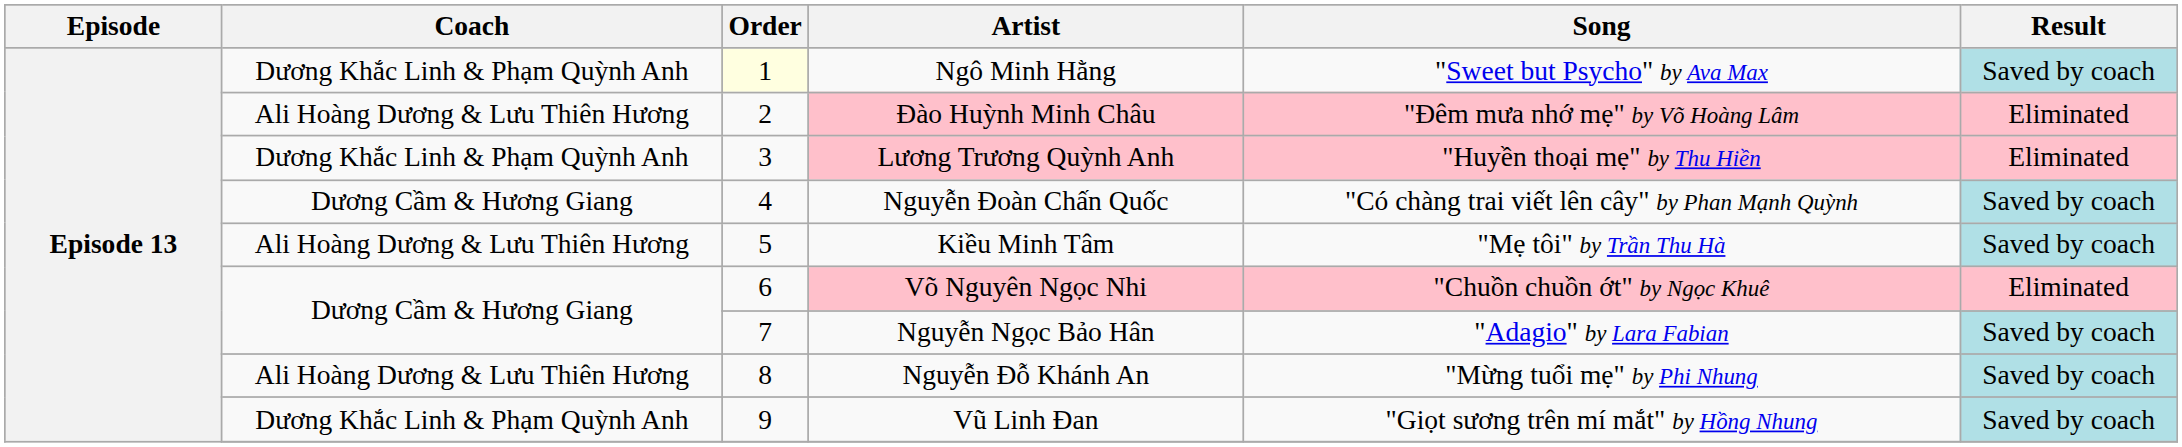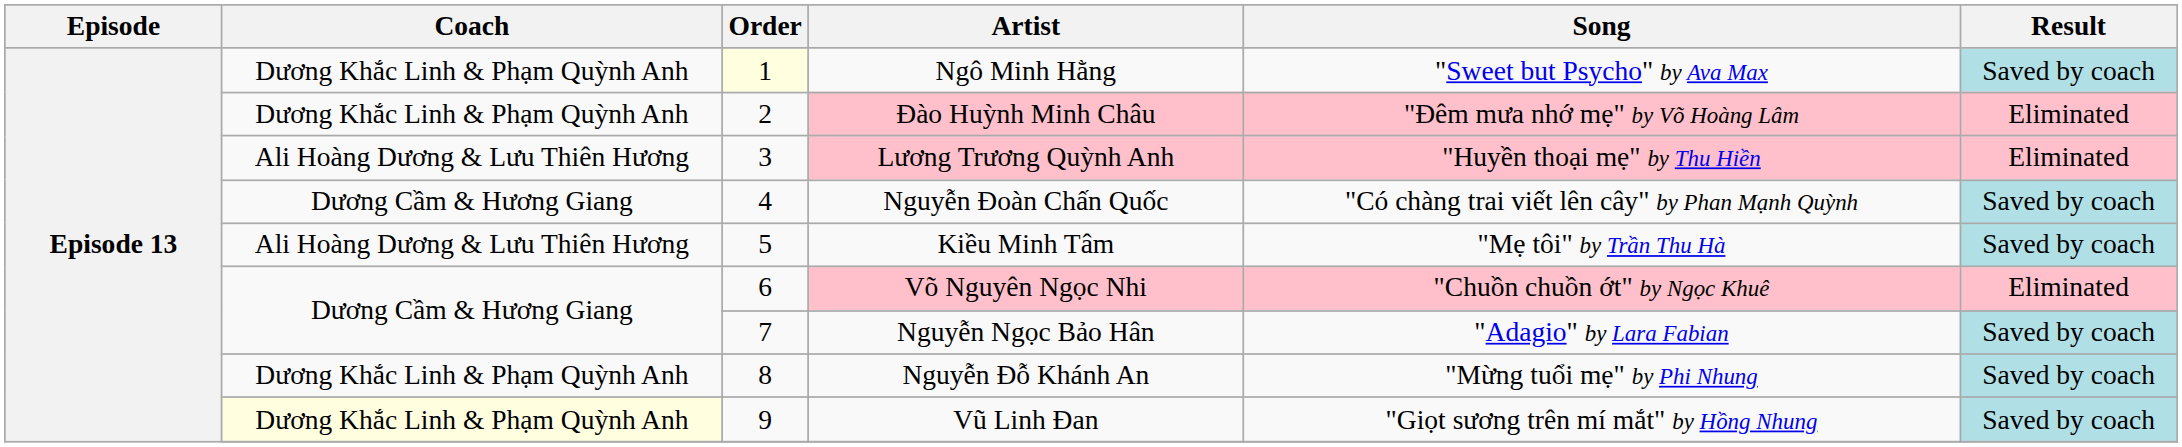(472, 113) Ali Hoàng Dương & Lưu Thiên Hương -> (472, 113) Dương Khắc Linh & Phạm Quỳnh Anh
(472, 157) Dương Khắc Linh & Phạm Quỳnh Anh -> (472, 157) Ali Hoàng Dương & Lưu Thiên Hương
(472, 375) Ali Hoàng Dương & Lưu Thiên Hương -> (472, 375) Dương Khắc Linh & Phạm Quỳnh Anh
(472, 419) no background -> (472, 419) lightyellow background
